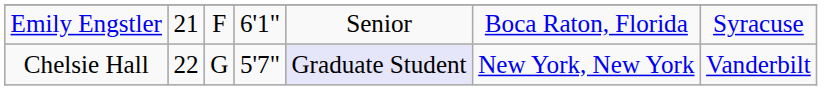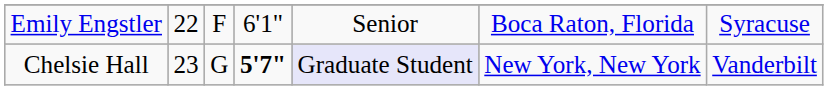(186, 24) 21 -> (186, 24) 22
(186, 64) 22 -> (186, 64) 23
(260, 64) normal -> (263, 64) bold
